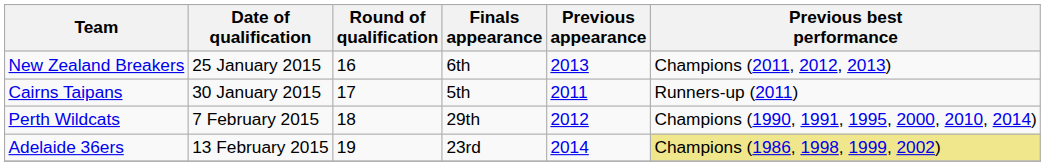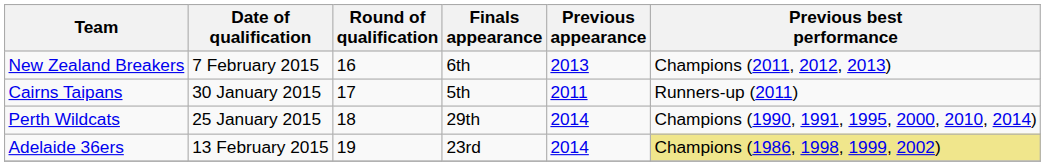(257, 65) 25 January 2015 -> (256, 65) 7 February 2015
(256, 119) 7 February 2015 -> (257, 119) 25 January 2015
(570, 119) 2012 -> (570, 119) 2014
